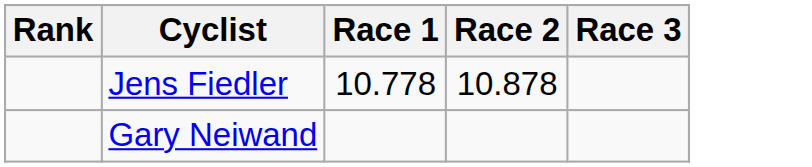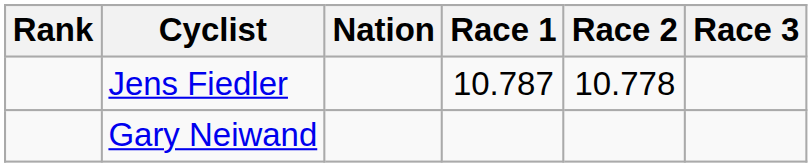+ column: (384, 30)
(386, 82) 10.778 -> (503, 82) 10.787
(507, 82) 10.878 -> (625, 82) 10.778
